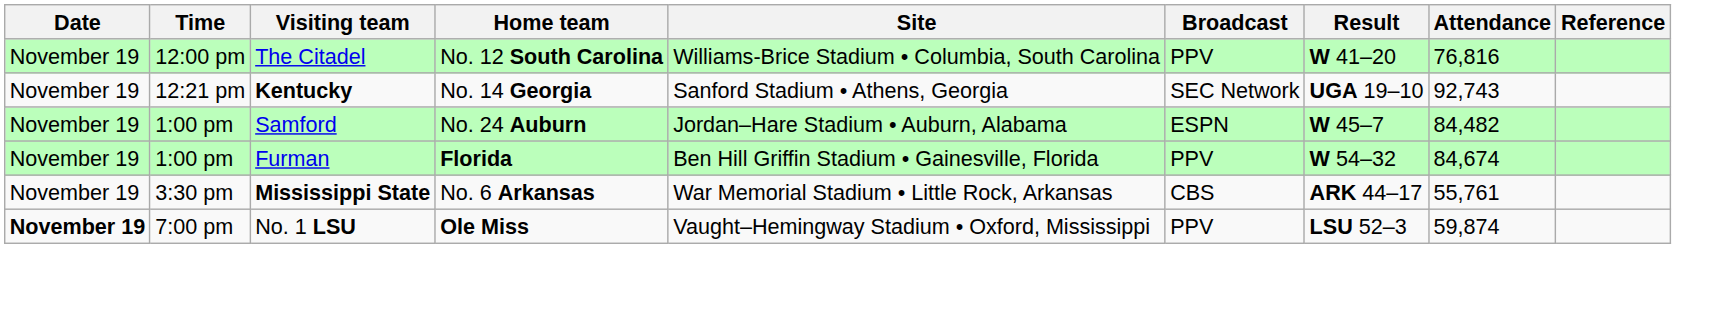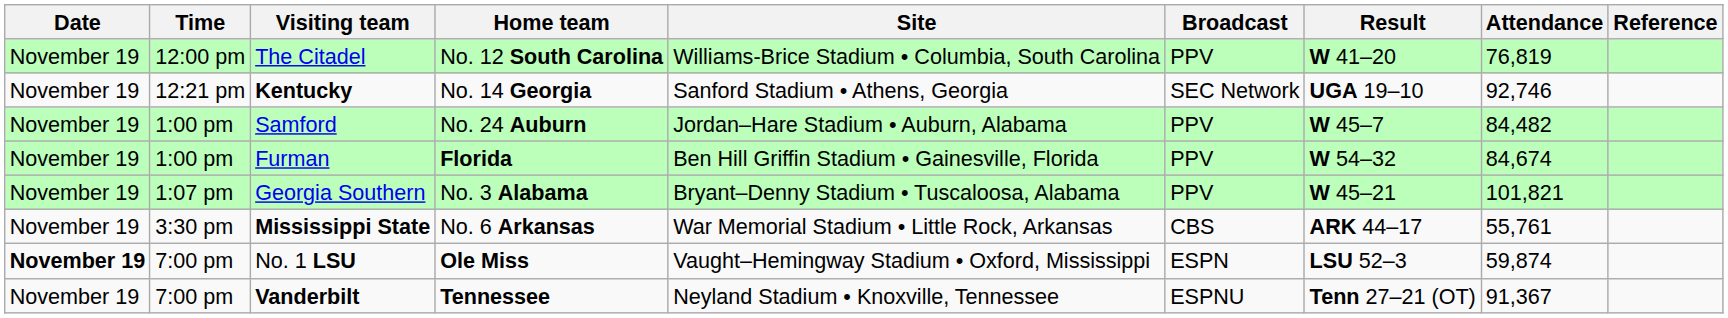(1467, 56) 76,816 -> (1519, 56) 76,819
(1467, 90) 92,743 -> (1519, 90) 92,746
(1199, 124) ESPN -> (1192, 124) PPV
+ row: (340, 193)
(1192, 227) PPV -> (1199, 261) ESPN
+ row: (307, 295)
